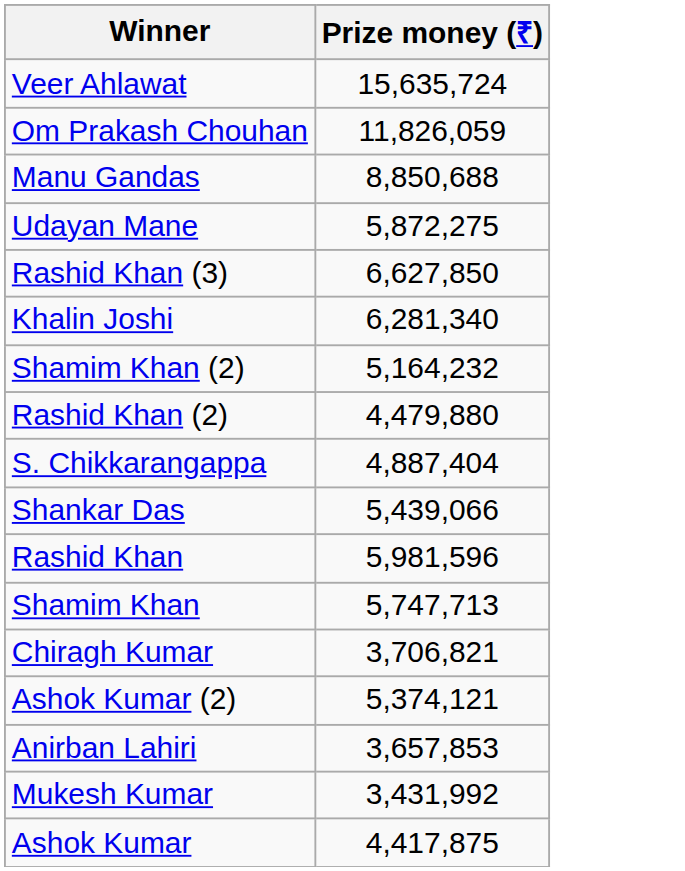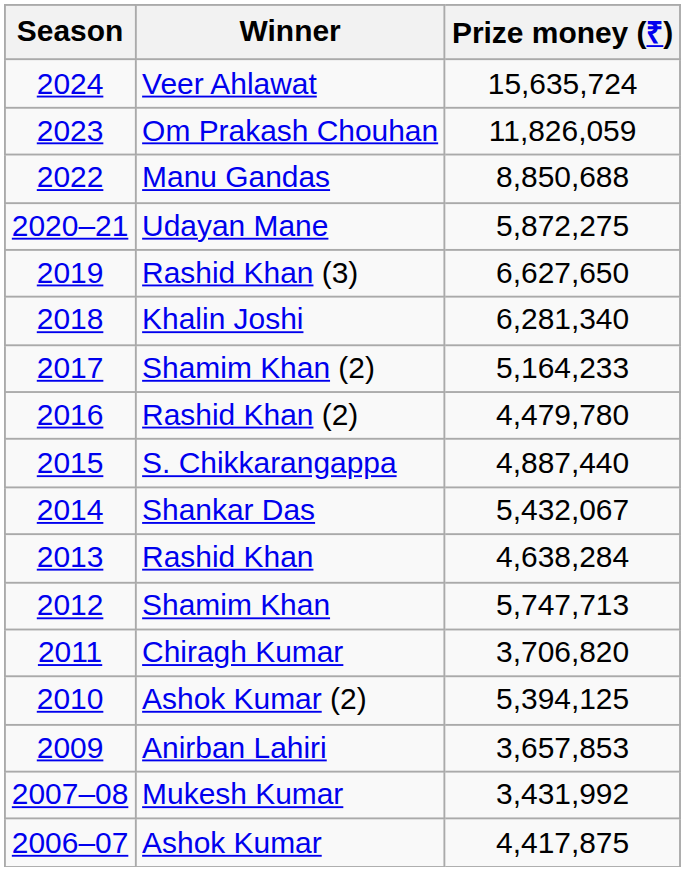+ column: (70, 31)
(432, 272) 6,627,850 -> (563, 272) 6,627,650
(432, 367) 5,164,232 -> (563, 367) 5,164,233
(432, 415) 4,479,880 -> (563, 415) 4,479,780
(432, 462) 4,887,404 -> (563, 462) 4,887,440
(432, 510) 5,439,066 -> (563, 510) 5,432,067
(432, 557) 5,981,596 -> (563, 557) 4,638,284
(432, 652) 3,706,821 -> (563, 652) 3,706,820
(432, 700) 5,374,121 -> (563, 700) 5,394,125
